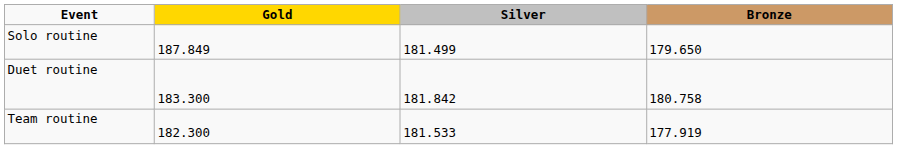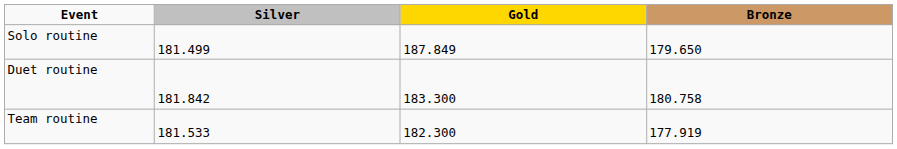columns swapped: (277, 15) <-> (523, 15)
